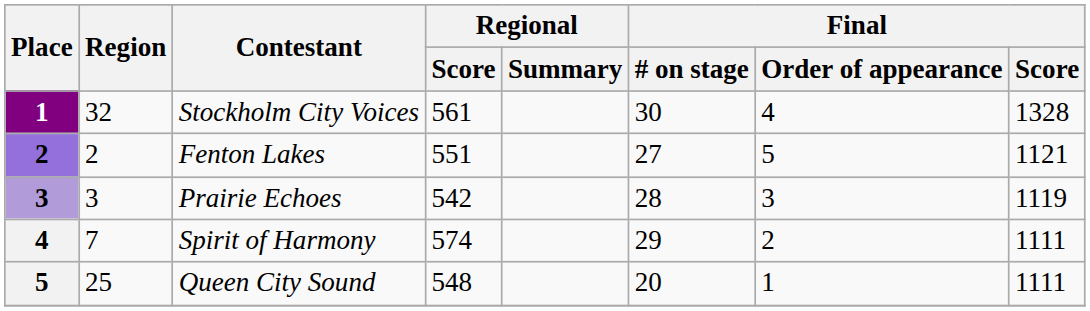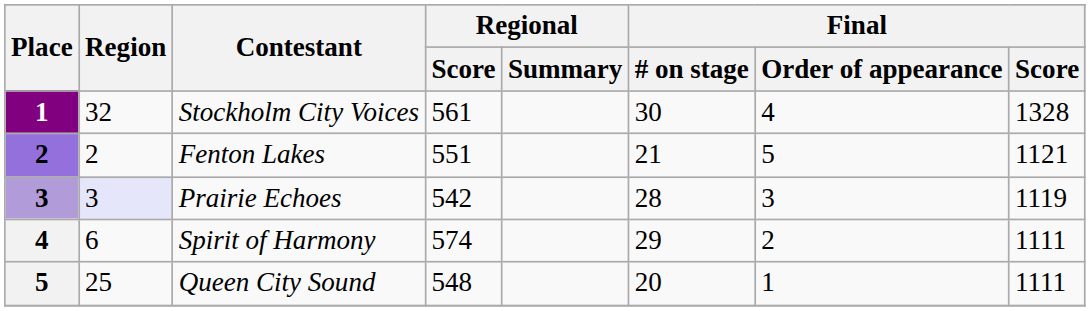(648, 154) 27 -> (648, 154) 21
(92, 197) no background -> (92, 197) lavender background
(92, 240) 7 -> (92, 240) 6
